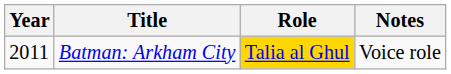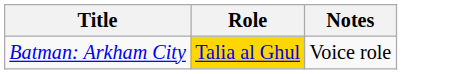- column: (29, 20)
